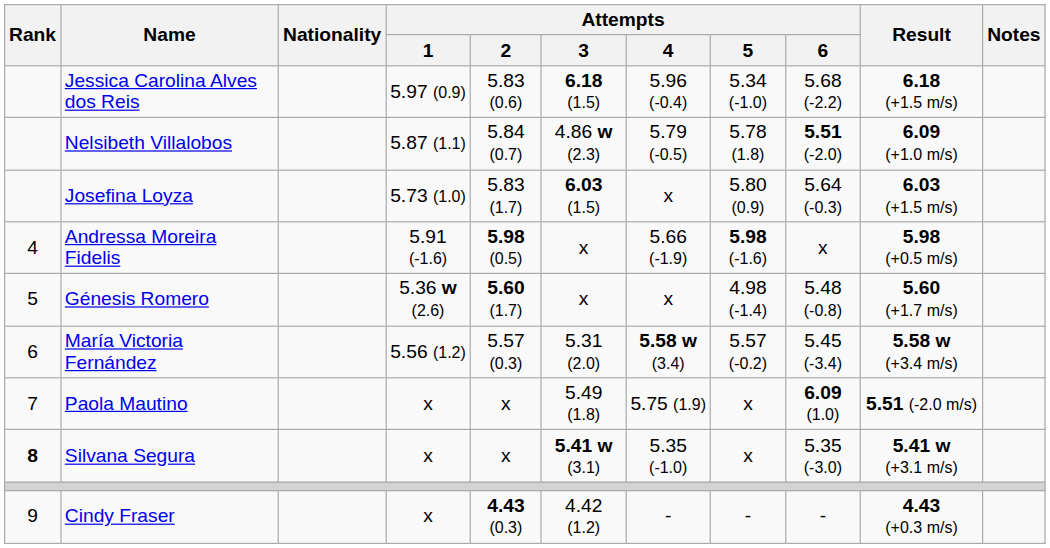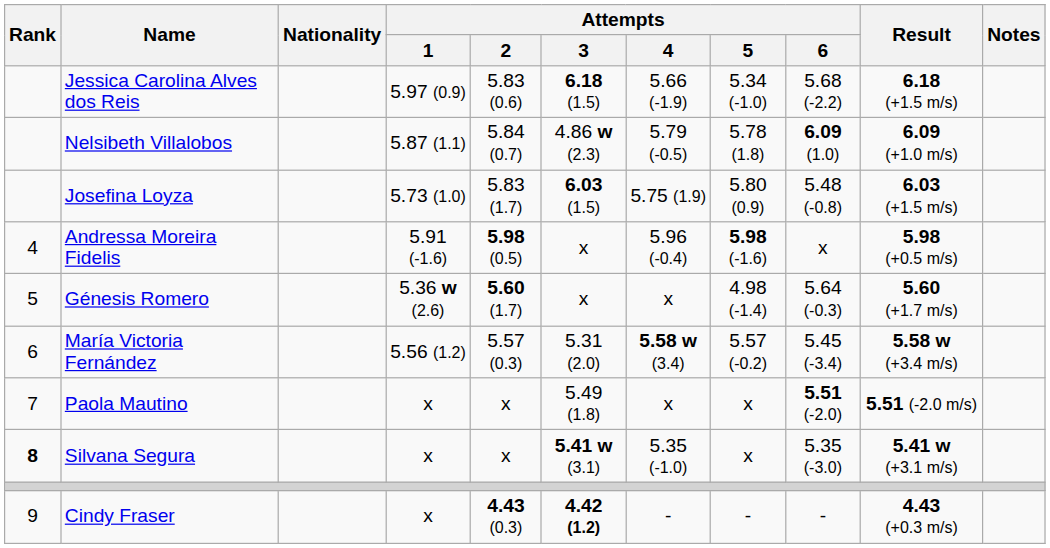(668, 91) 5.96 (-0.4) -> (668, 91) 5.66 (-1.9)
(823, 143) 5.51 (-2.0) -> (823, 143) 6.09 (1.0)
(668, 195) x -> (668, 195) 5.75 (1.9)
(823, 195) 5.64 (-0.3) -> (823, 195) 5.48 (-0.8)
(668, 247) 5.66 (-1.9) -> (668, 247) 5.96 (-0.4)
(823, 299) 5.48 (-0.8) -> (823, 299) 5.64 (-0.3)
(668, 403) 5.75 (1.9) -> (668, 403) x
(823, 403) 6.09 (1.0) -> (823, 403) 5.51 (-2.0)
(584, 516) normal -> (584, 516) bold
